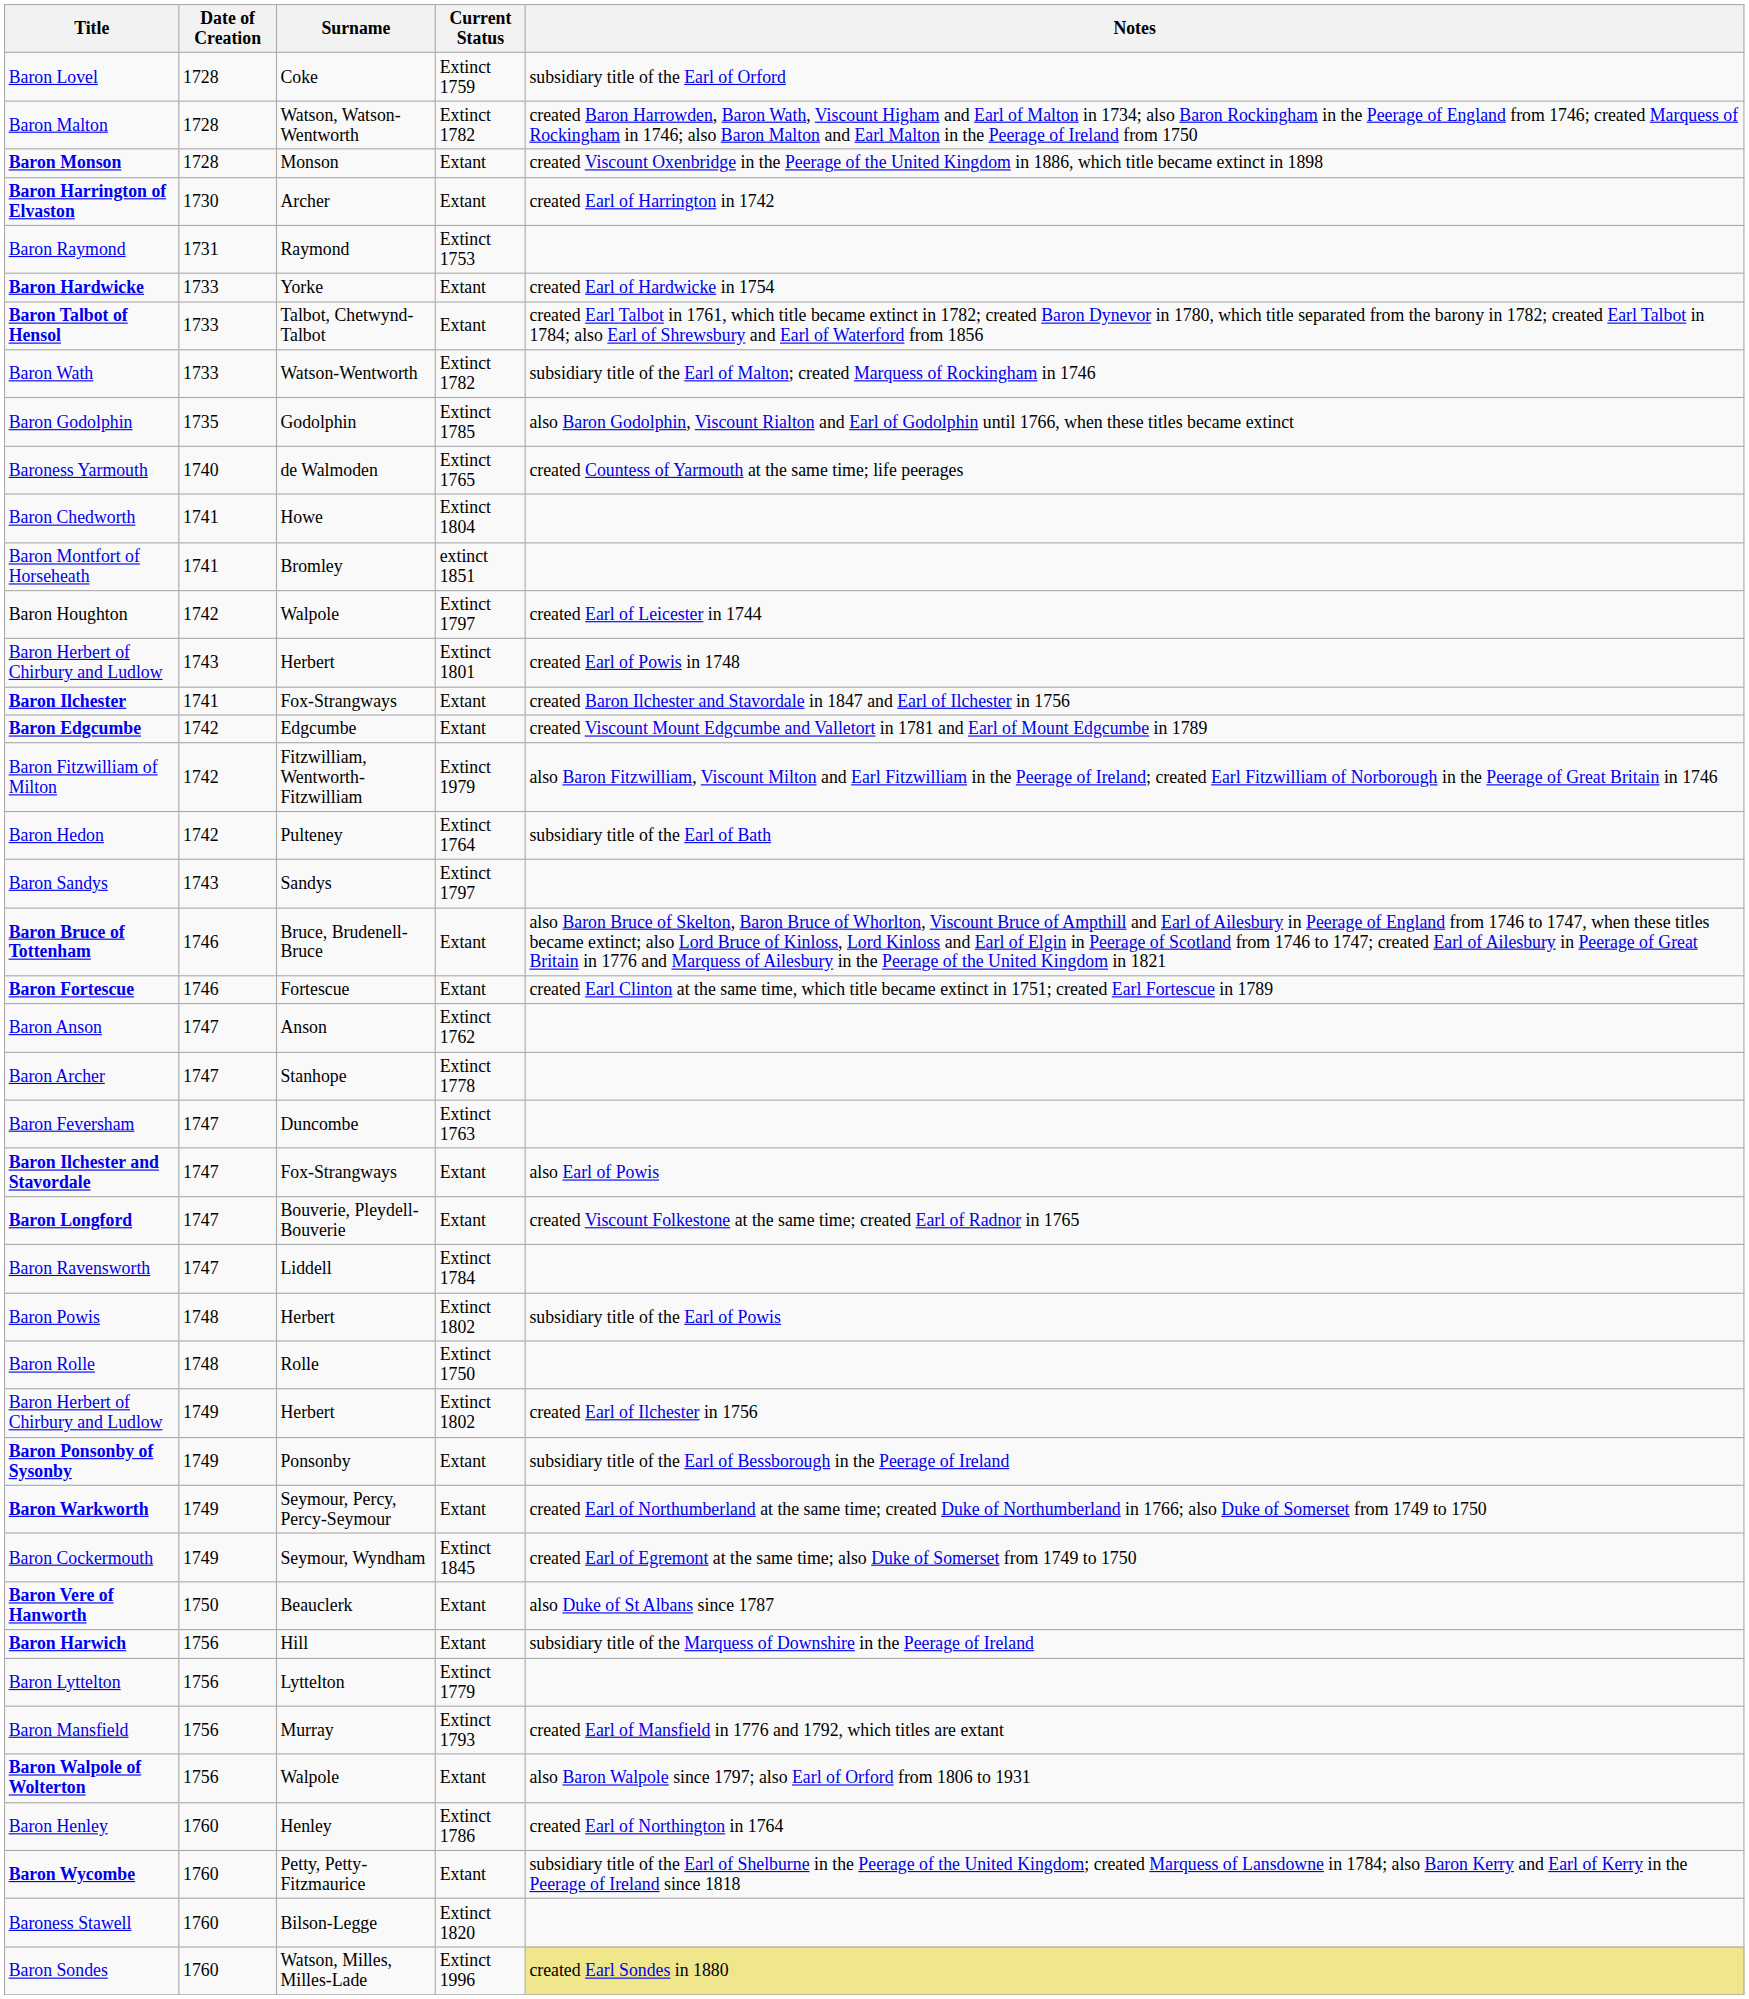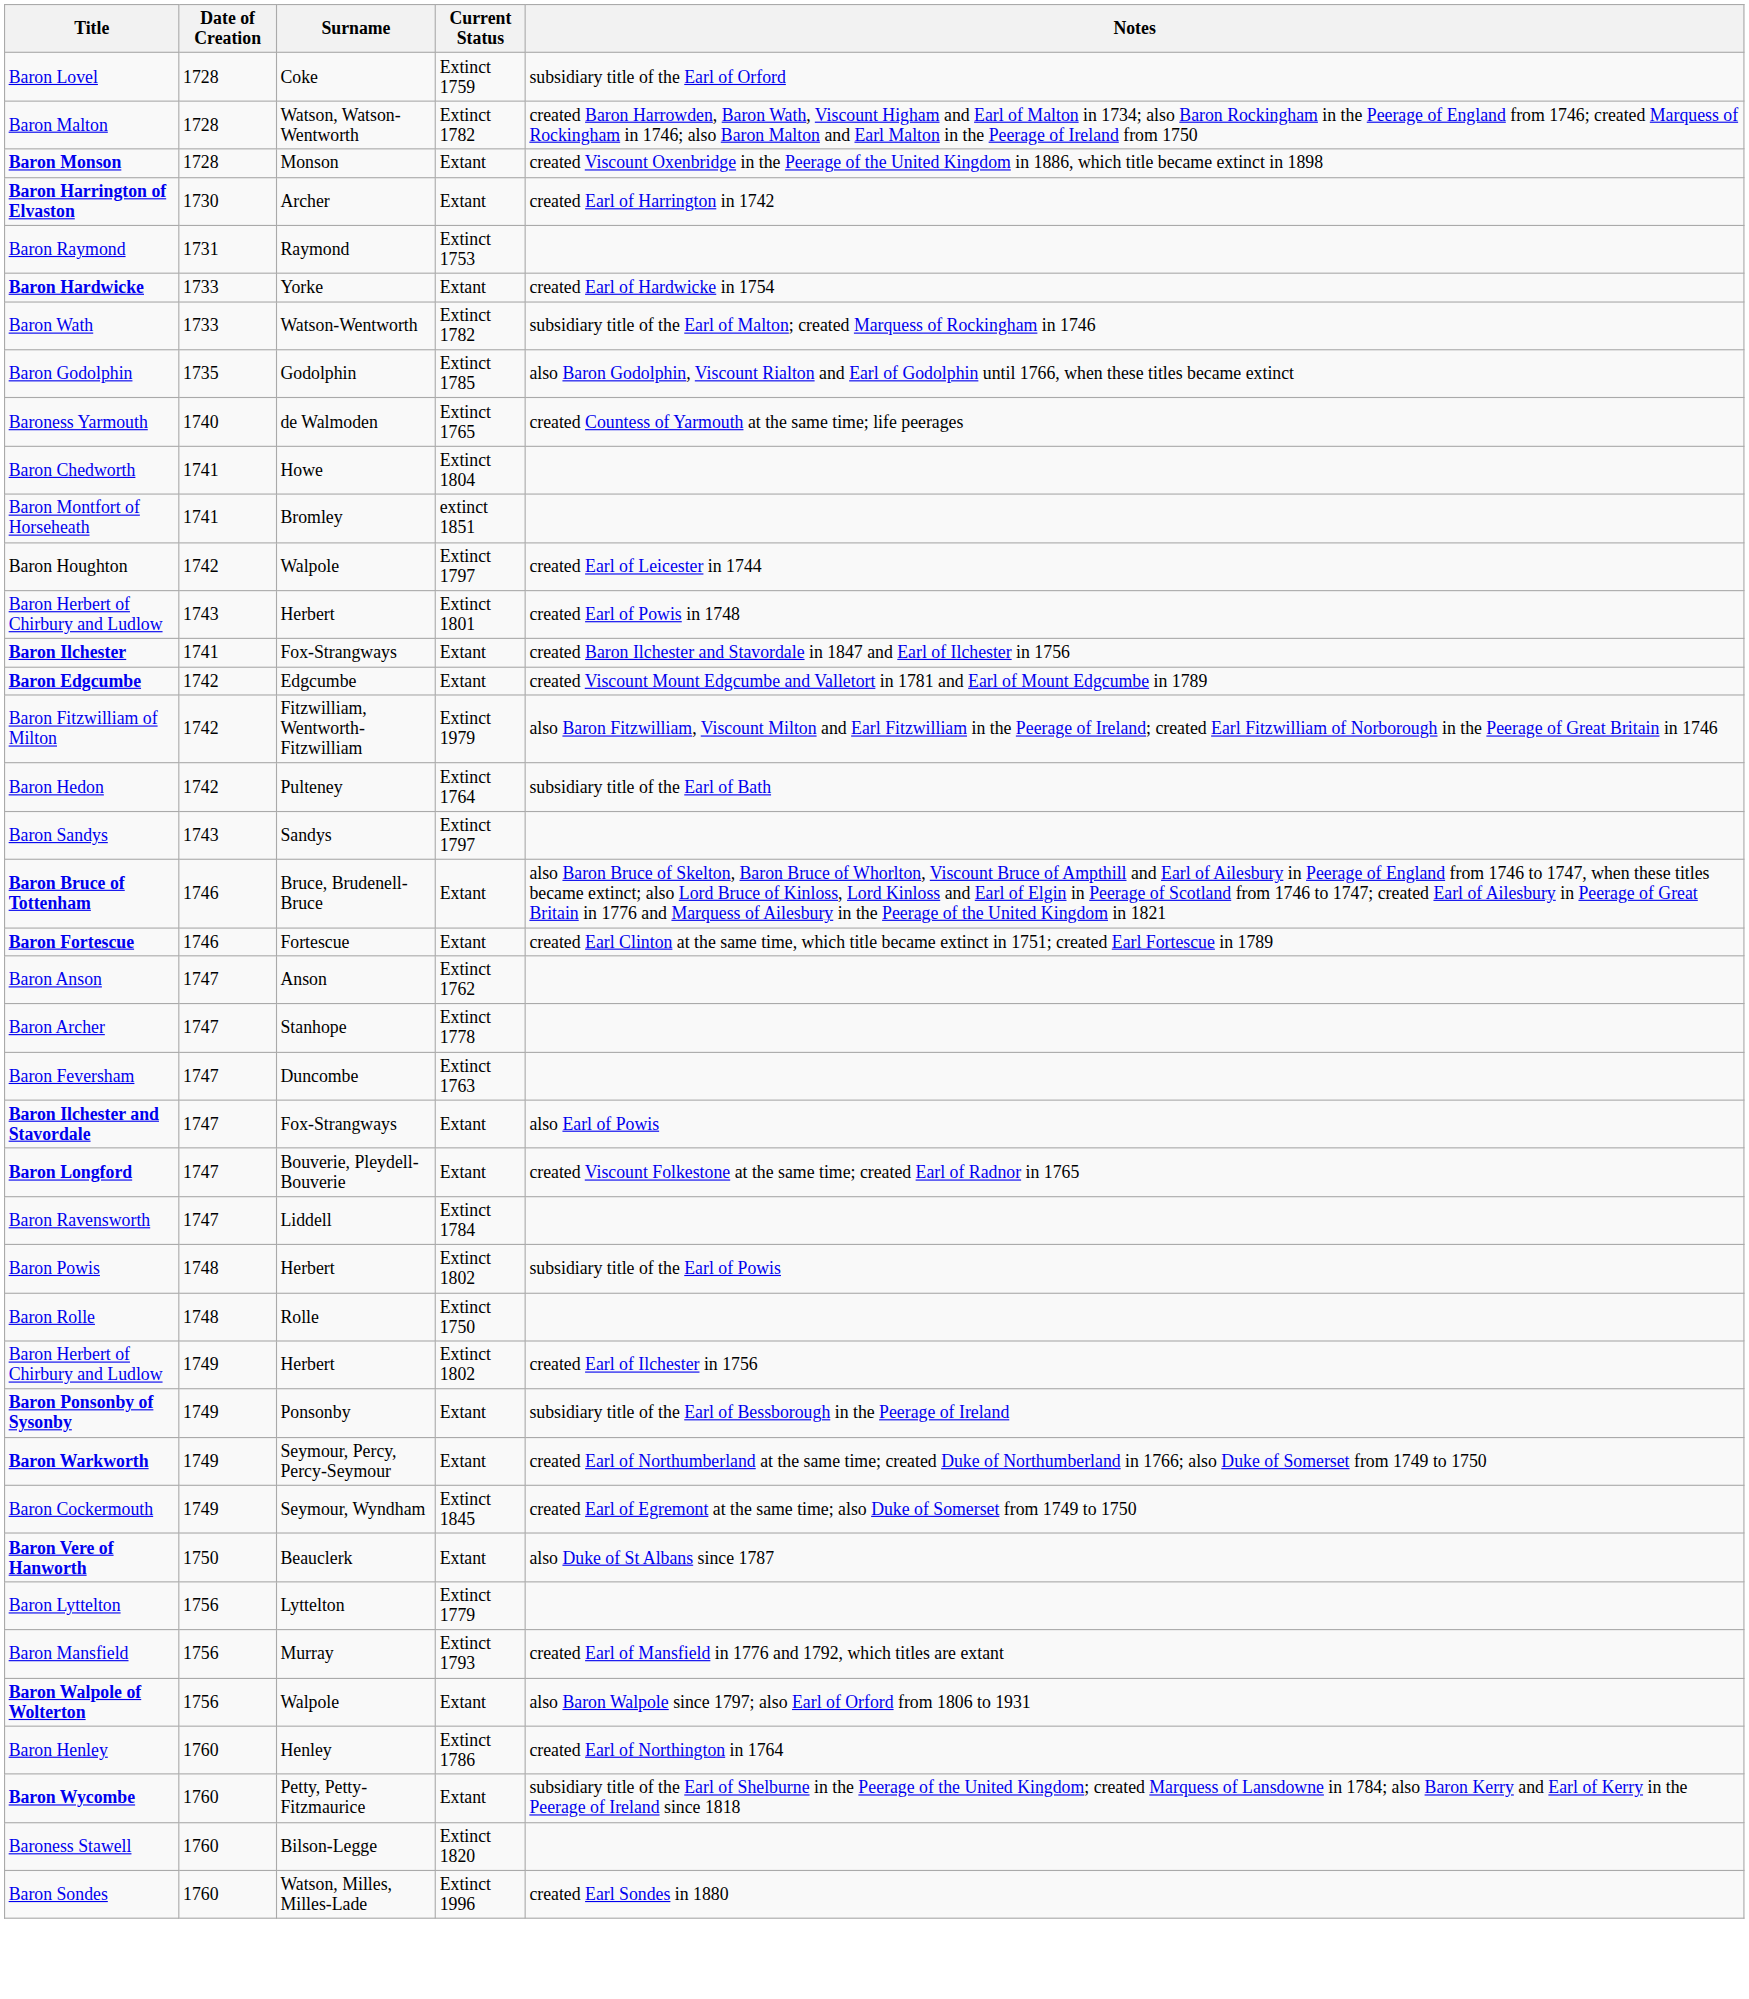- row: (68, 325)
- row: (67, 1643)
(629, 1970) khaki background -> (629, 1894) no background
